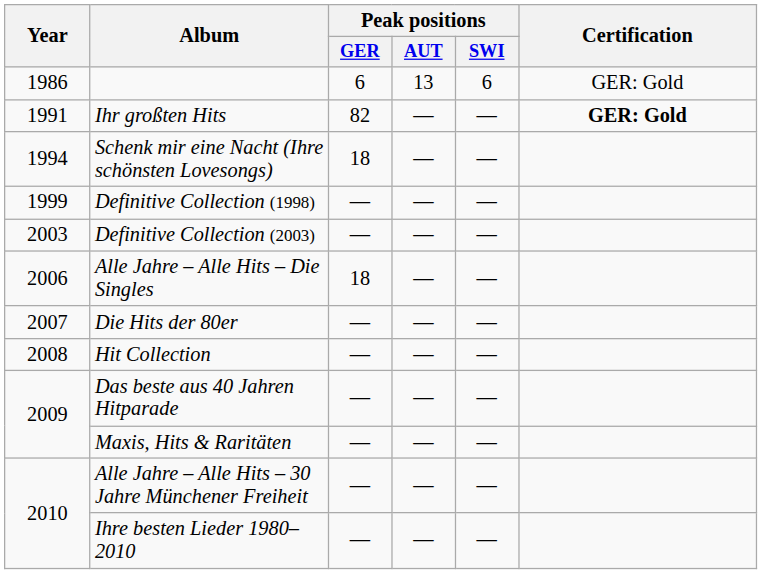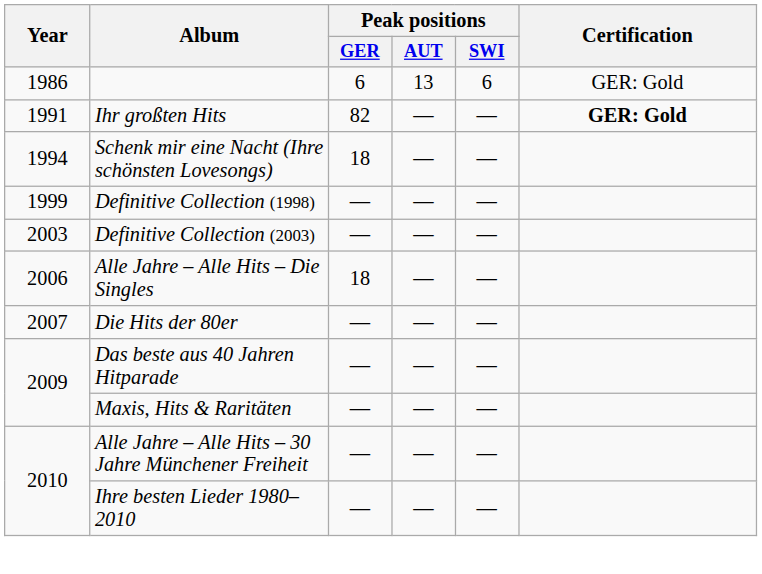- row: (153, 354)
